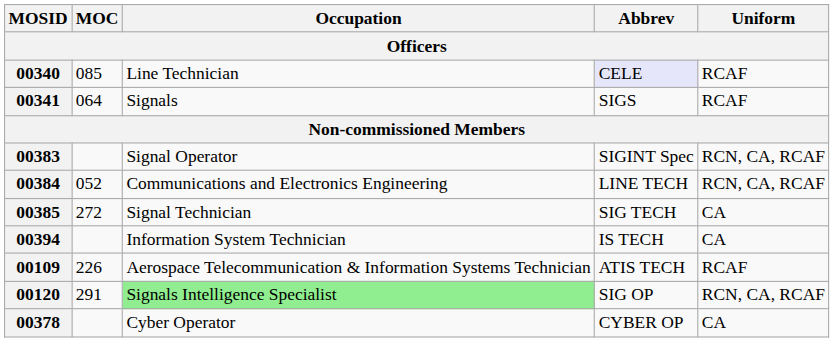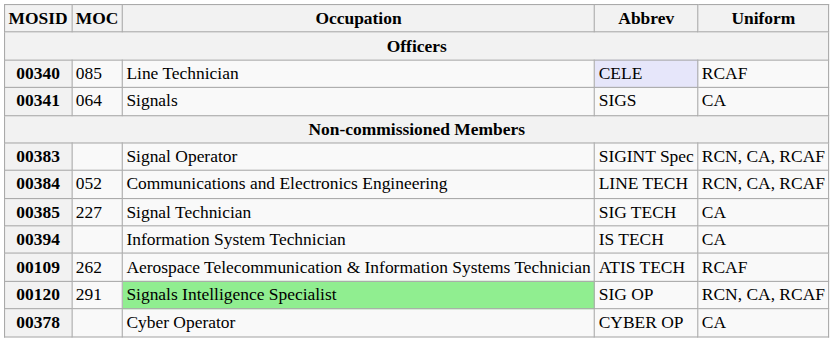(725, 101) RCAF -> (714, 101) CA
(89, 211) 272 -> (89, 211) 227
(89, 267) 226 -> (89, 267) 262
